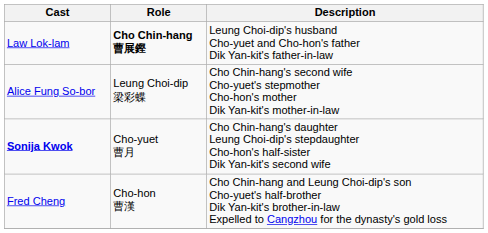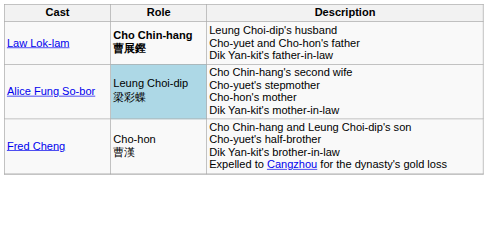(151, 91) no background -> (151, 91) lightblue background
- row: (40, 146)
